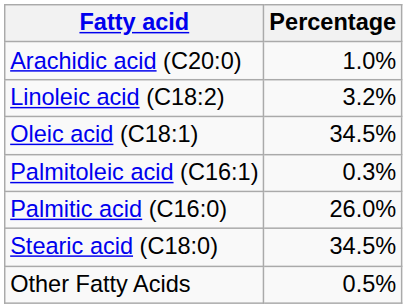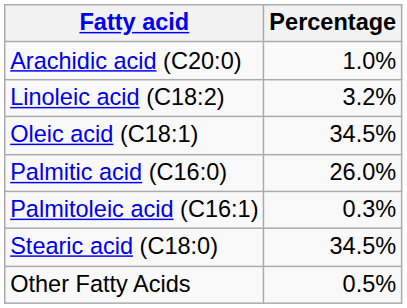rows swapped: (119, 209) <-> (134, 172)
